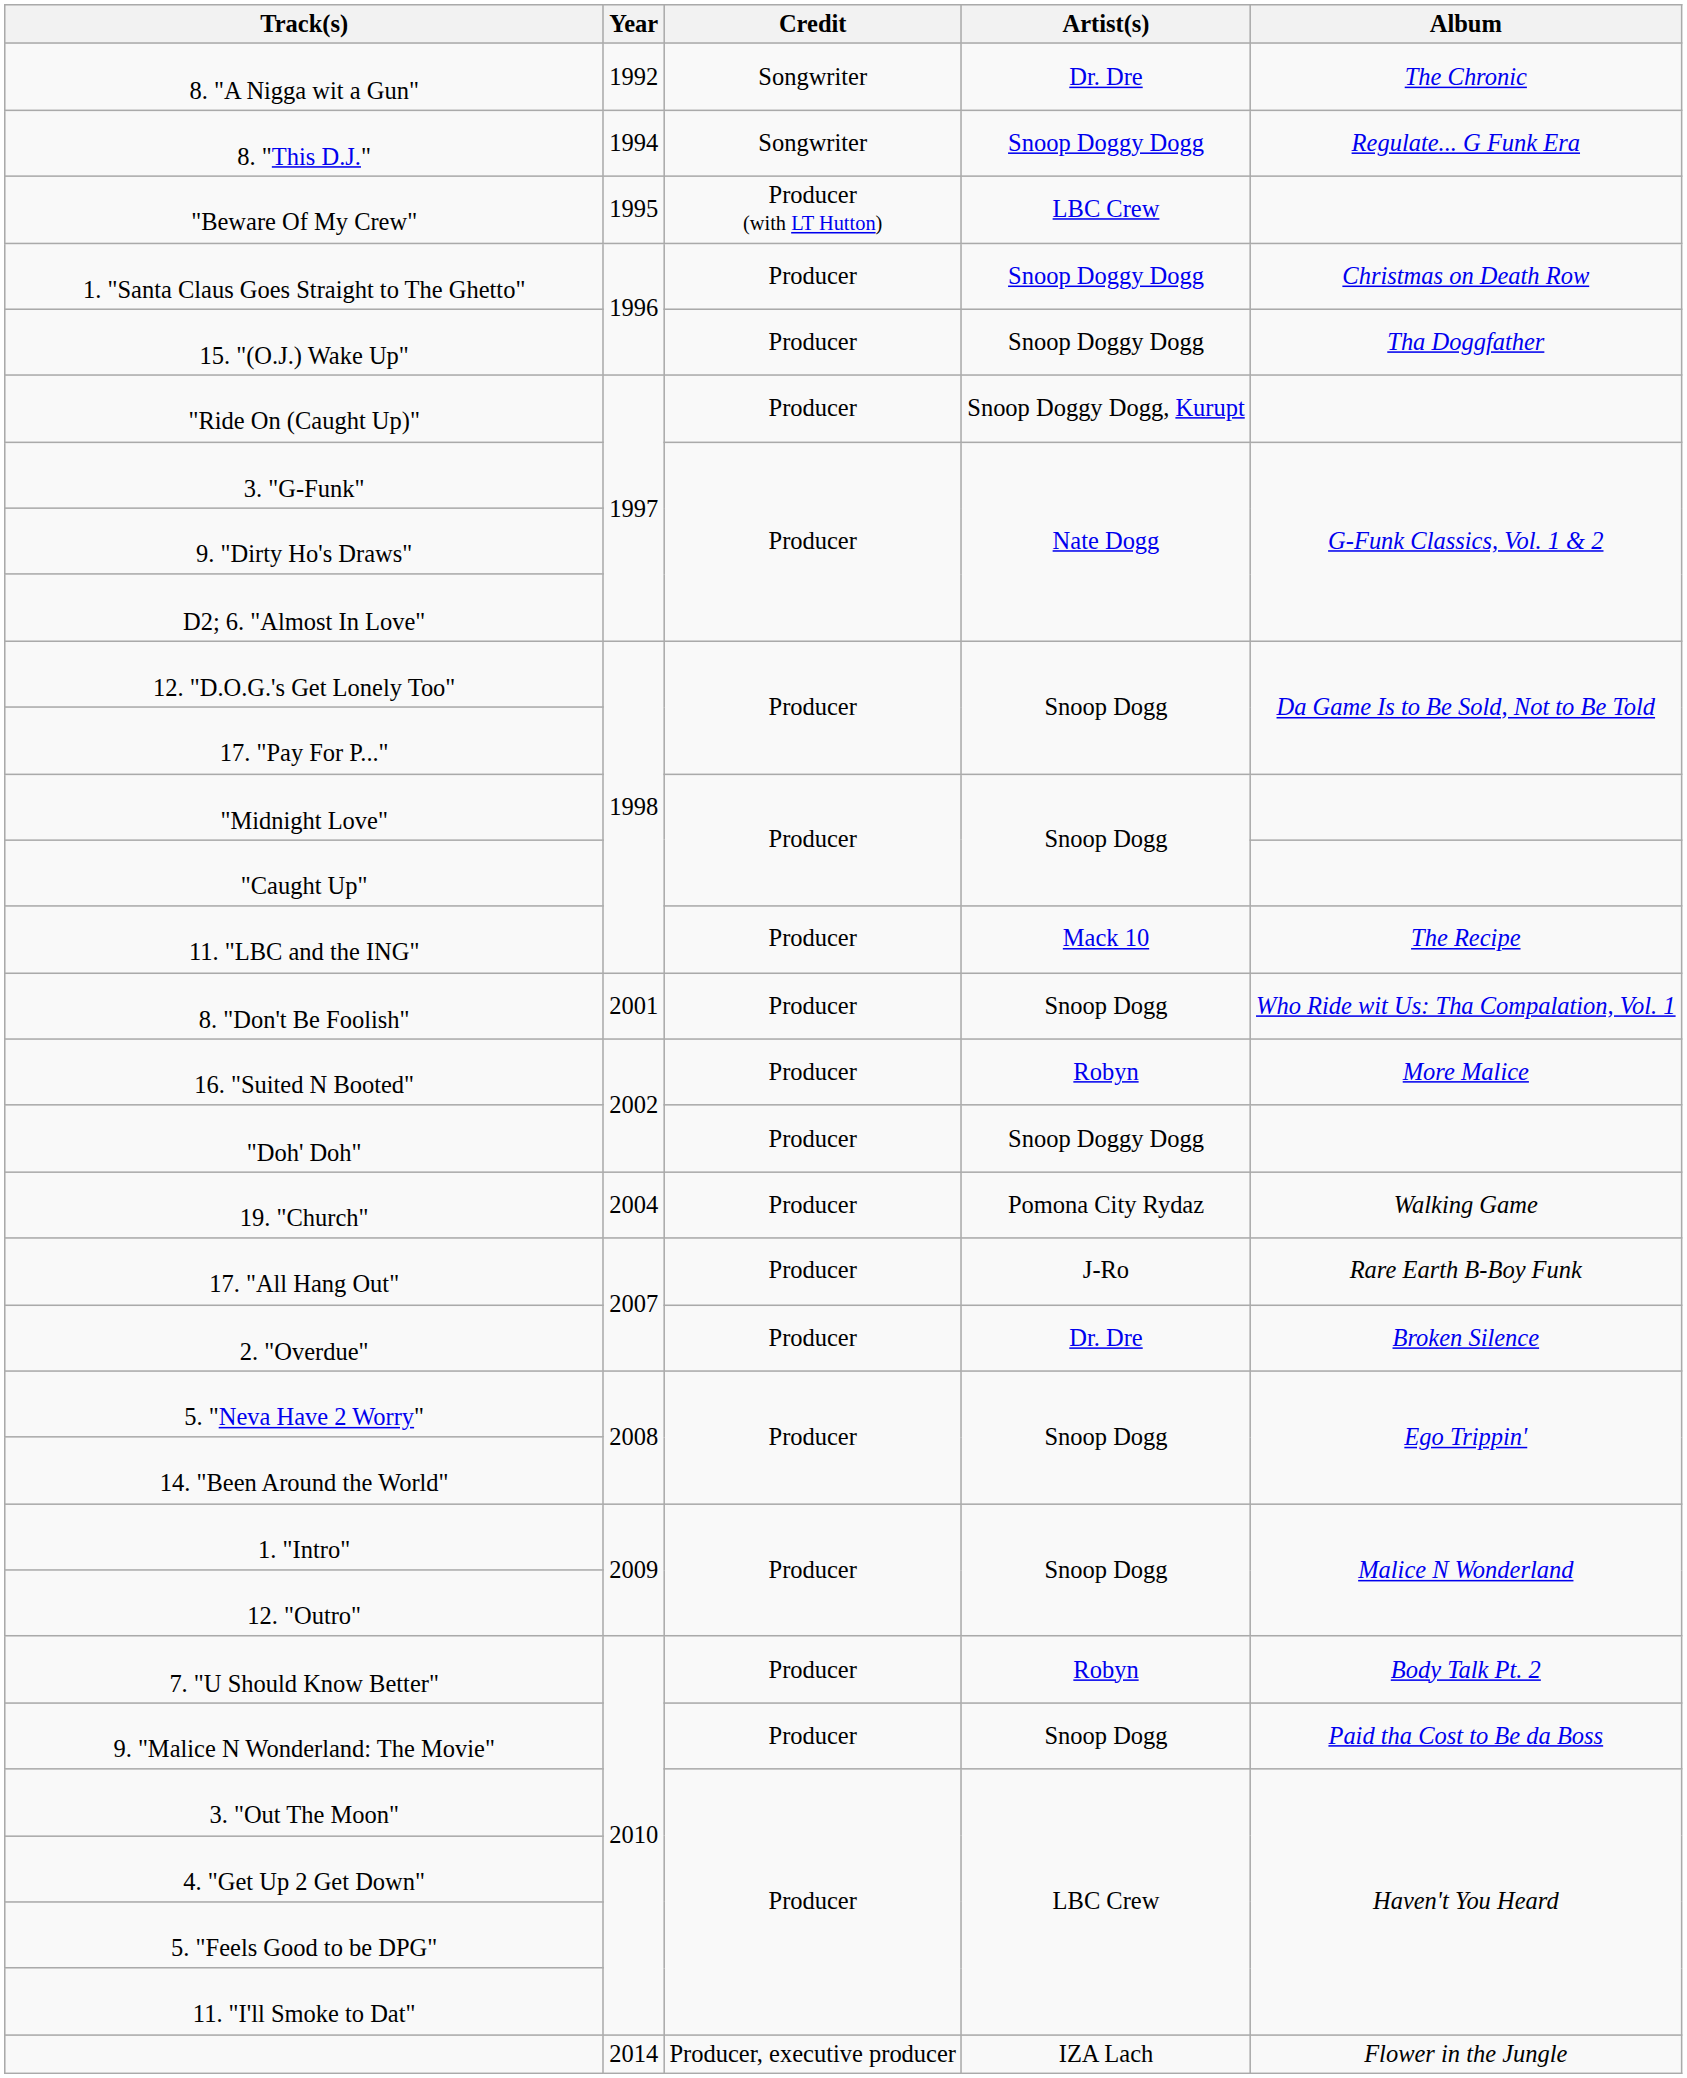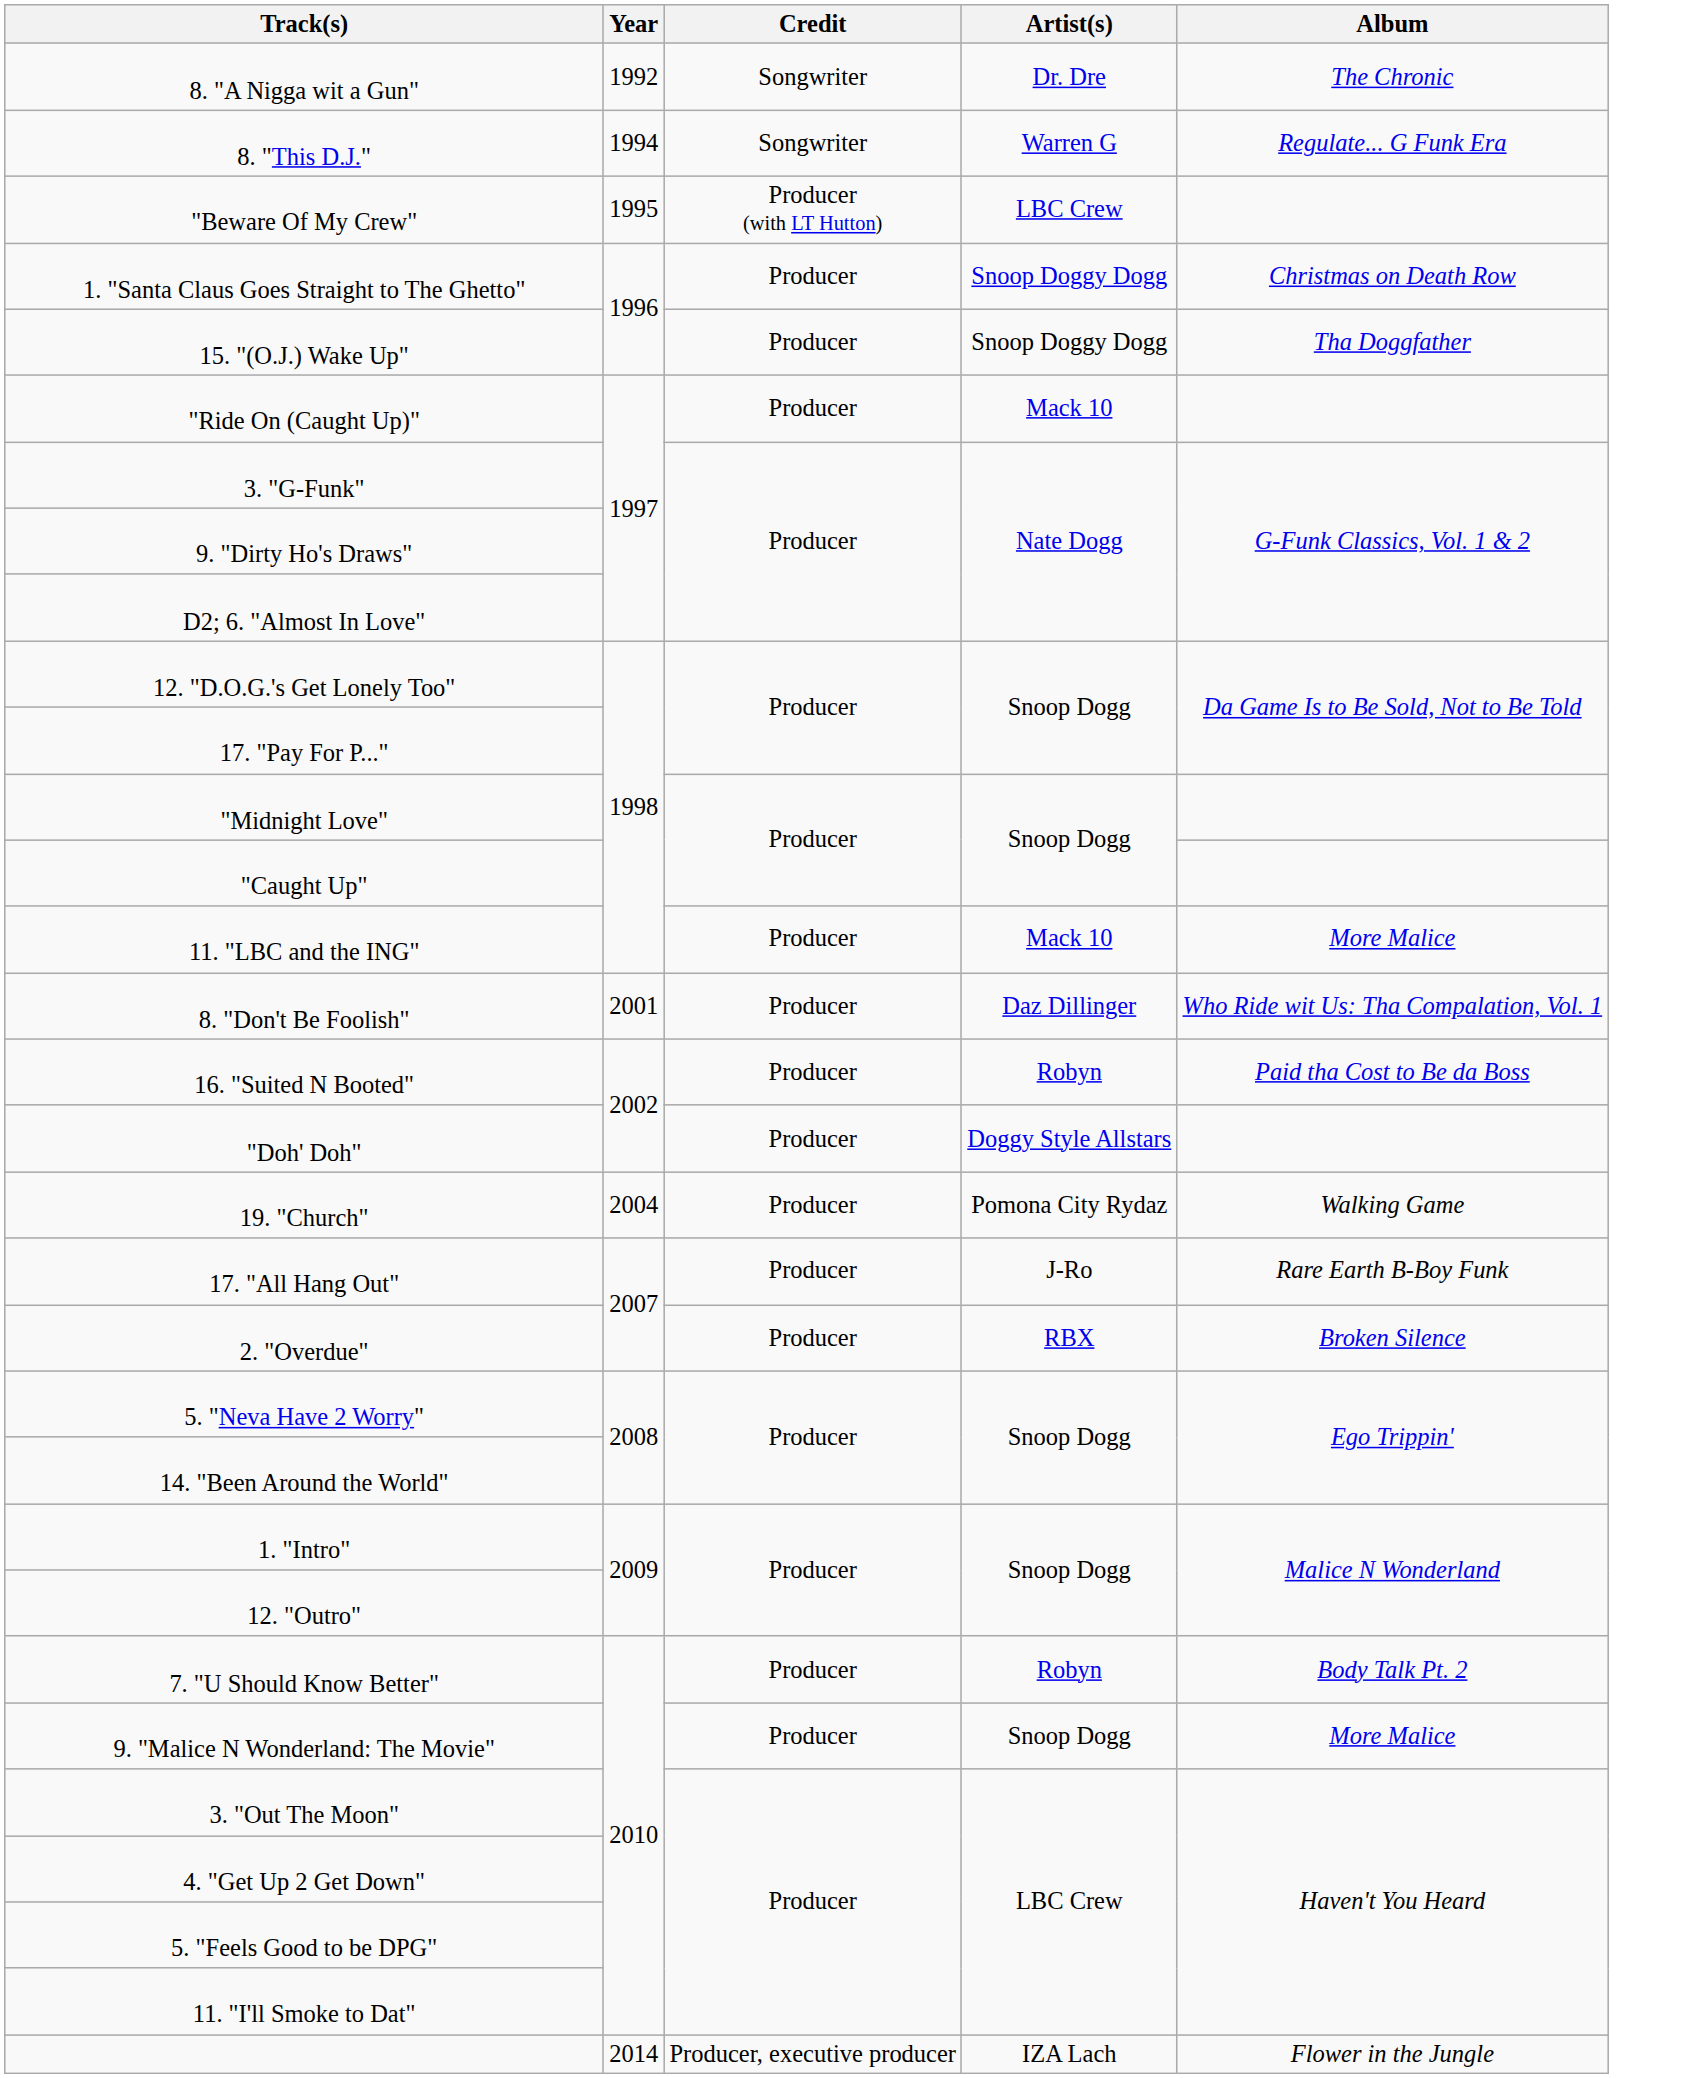(1106, 142) Snoop Doggy Dogg -> (1069, 142) Warren G
(1106, 408) Snoop Doggy Dogg, Kurupt -> (1069, 408) Mack 10
(1466, 939) The Recipe -> (1392, 939) More Malice
(1106, 1005) Snoop Dogg -> (1069, 1005) Daz Dillinger
(1466, 1071) More Malice -> (1392, 1071) Paid tha Cost to Be da Boss
(1106, 1138) Snoop Doggy Dogg -> (1069, 1138) Doggy Style Allstars
(1106, 1337) Dr. Dre -> (1069, 1337) RBX
(1466, 1735) Paid tha Cost to Be da Boss -> (1392, 1735) More Malice
